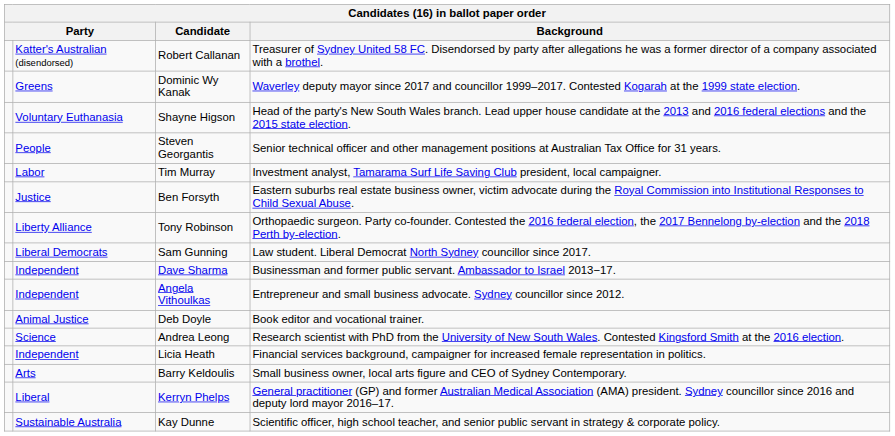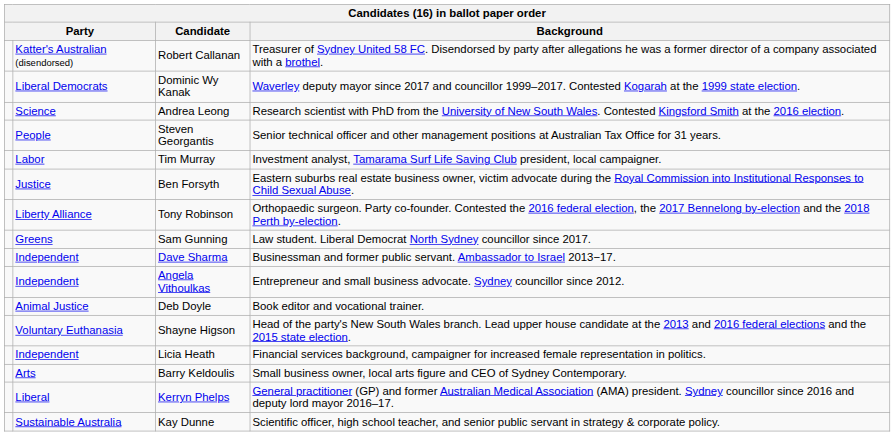(34, 86) Greens -> (61, 86) Liberal Democrats
rows swapped: (197, 117) <-> (194, 337)
(61, 252) Liberal Democrats -> (34, 239) Greens
